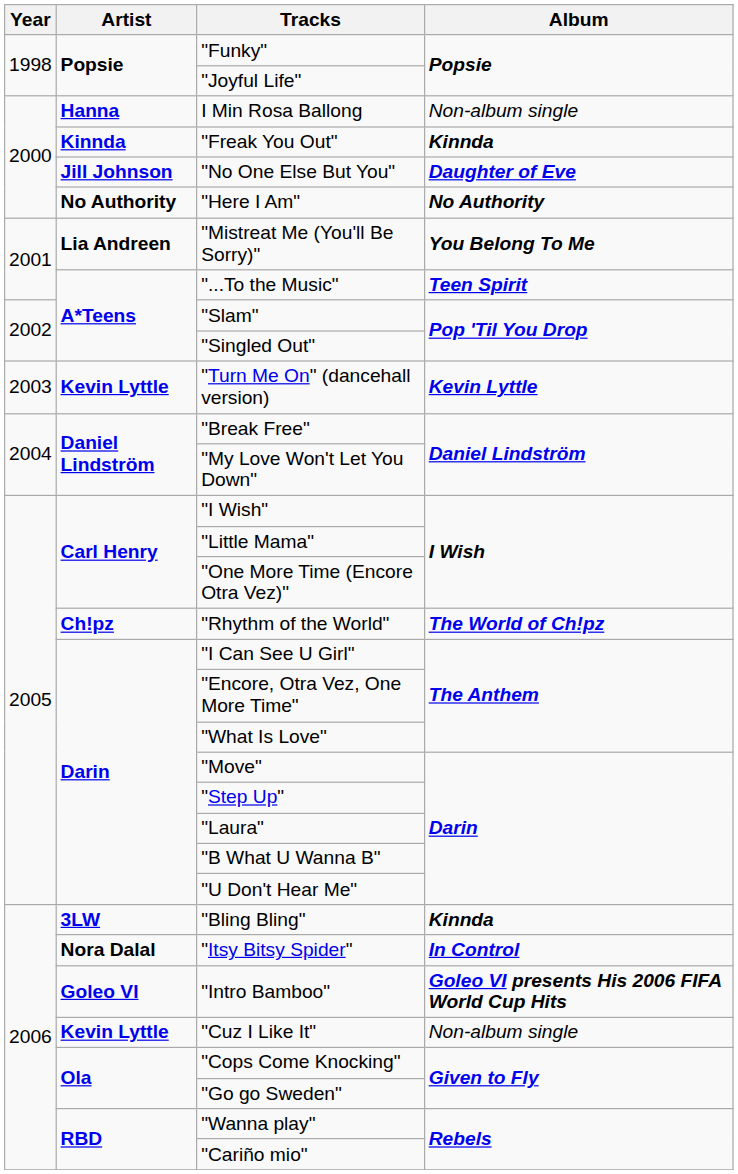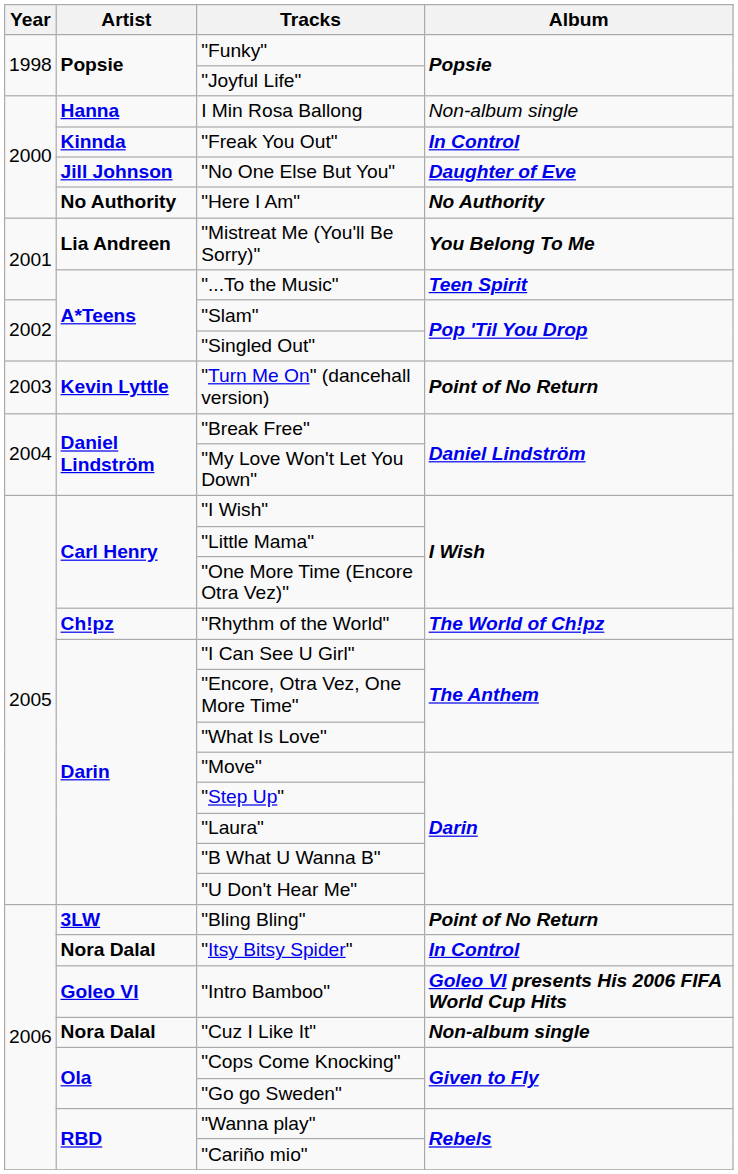(461, 141) Kinnda -> (474, 141) In Control
(483, 387) Kevin Lyttle -> (513, 387) Point of No Return
(461, 919) Kinnda -> (513, 919) Point of No Return
(115, 1032) Kevin Lyttle -> (108, 1032) Nora Dalal
(503, 1032) normal -> (509, 1032) bold
